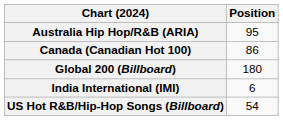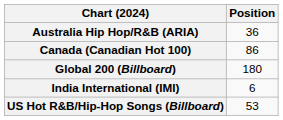(252, 32) 95 -> (252, 32) 36
(252, 106) 54 -> (252, 106) 53
